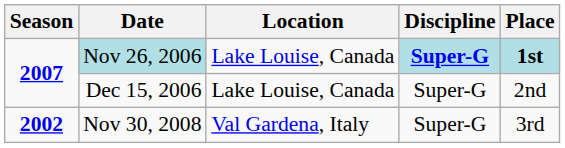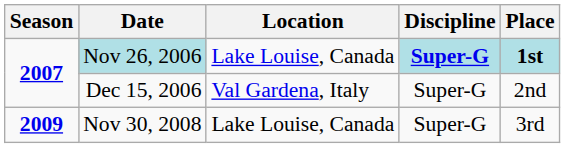(303, 90) Lake Louise, Canada -> (290, 90) Val Gardena, Italy
(41, 124) 2002 -> (41, 124) 2009
(290, 124) Val Gardena, Italy -> (303, 124) Lake Louise, Canada
